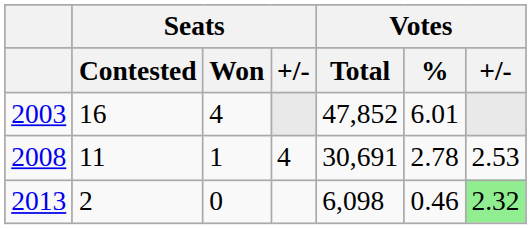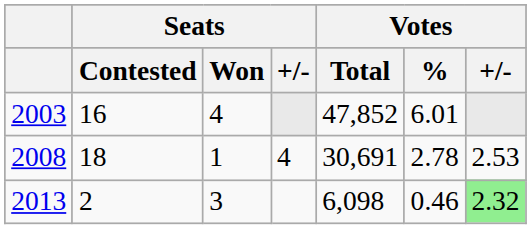(92, 157) 11 -> (93, 157) 18
(216, 200) 0 -> (216, 200) 3
